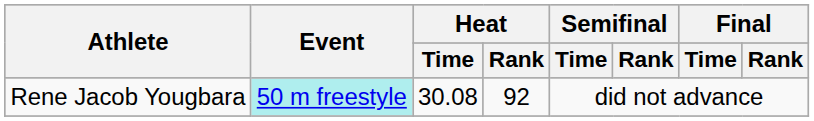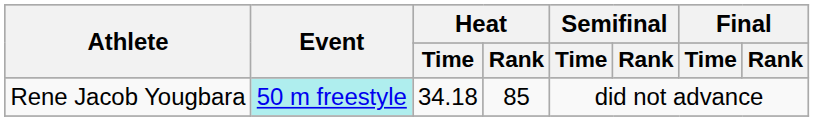(448, 98) 30.08 -> (448, 98) 34.18
(516, 98) 92 -> (516, 98) 85
